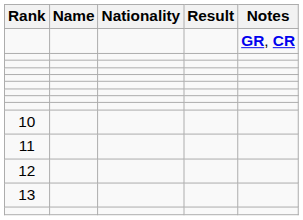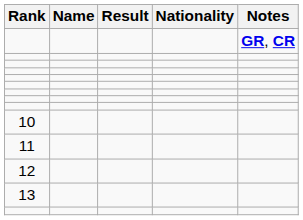columns swapped: (141, 16) <-> (211, 16)
